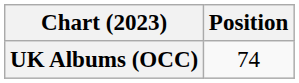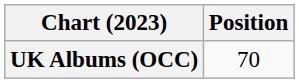(249, 59) 74 -> (249, 59) 70
